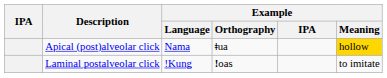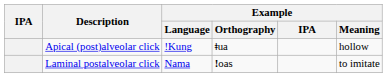(177, 47) Nama -> (178, 47) !Kung
(354, 47) gold background -> (354, 47) no background
(178, 64) !Kung -> (177, 64) Nama
